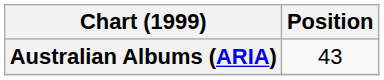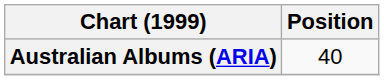(330, 56) 43 -> (330, 56) 40
